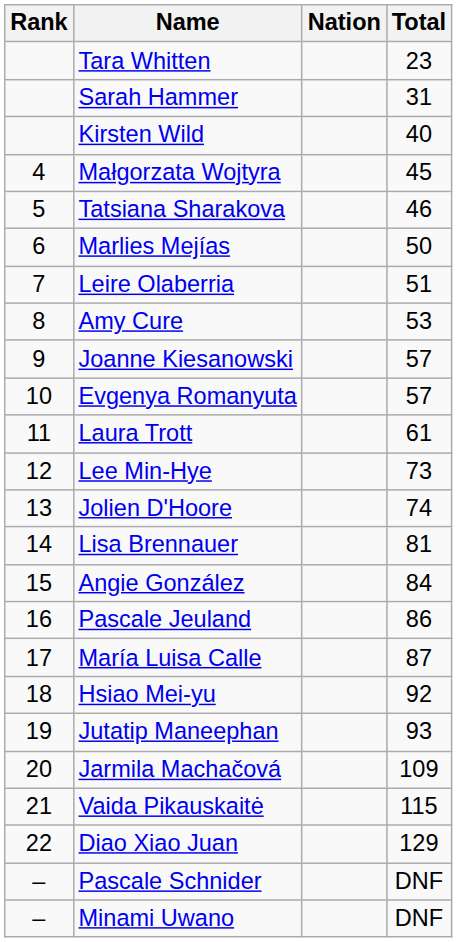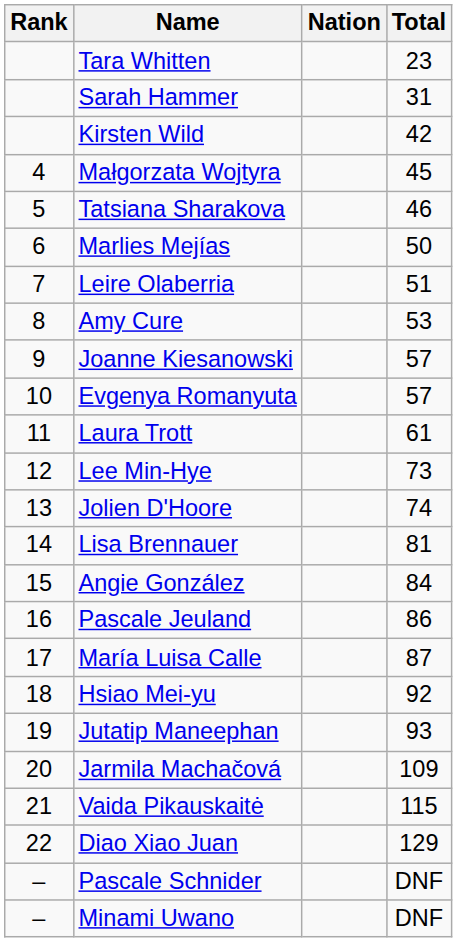(419, 135) 40 -> (419, 135) 42
